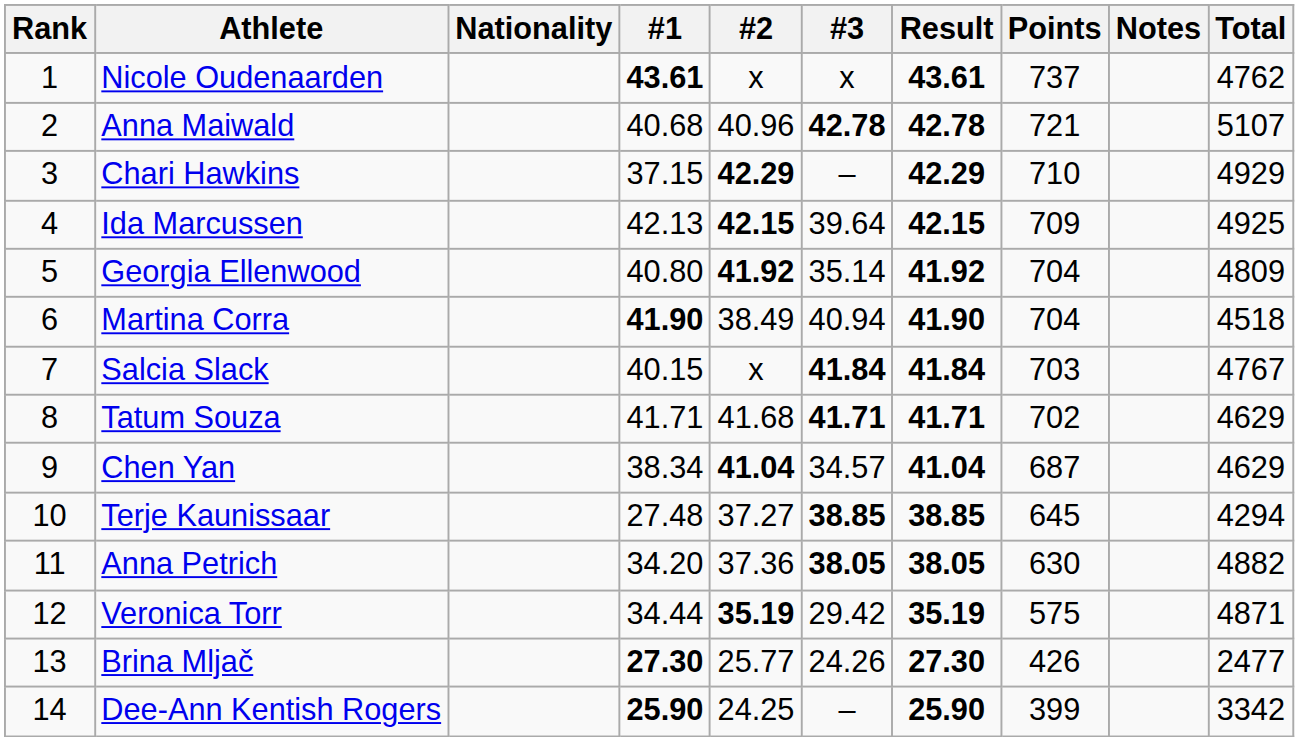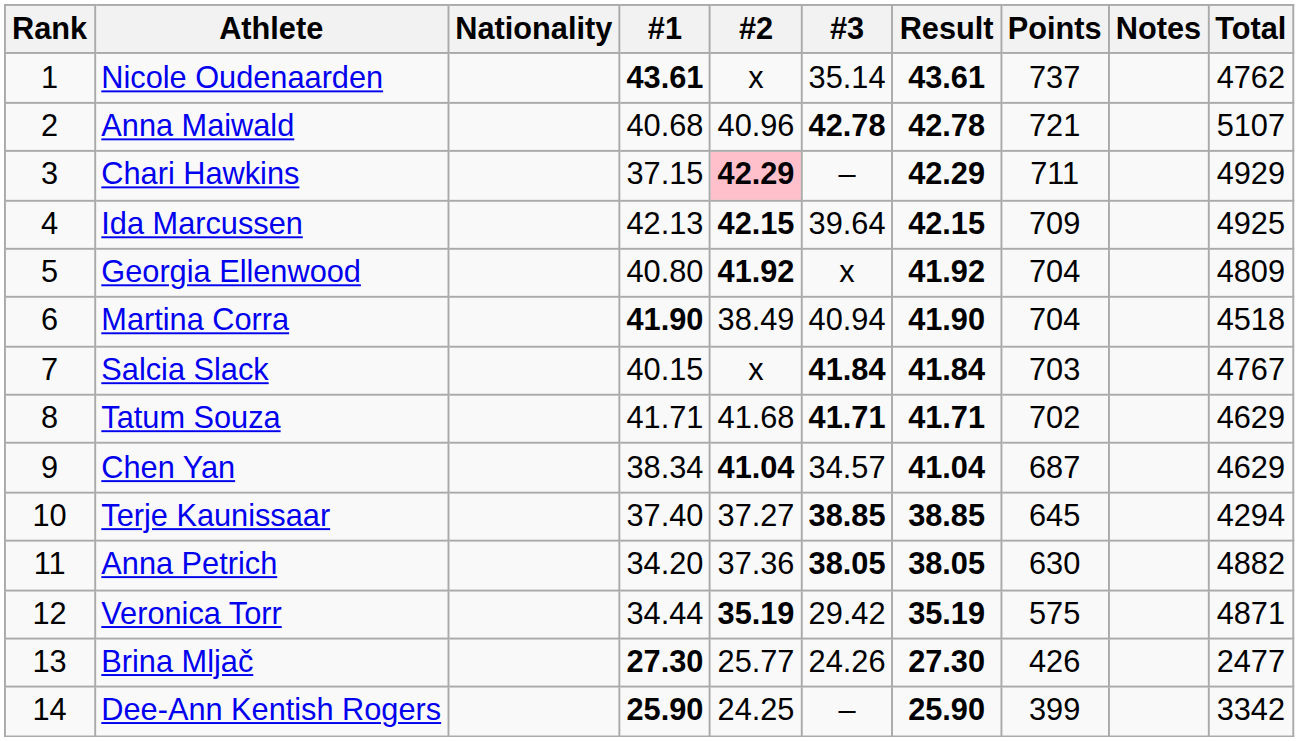(847, 77) x -> (847, 77) 35.14
(756, 175) no background -> (756, 175) pink background
(1055, 175) 710 -> (1055, 175) 711
(847, 272) 35.14 -> (847, 272) x
(665, 516) 27.48 -> (665, 516) 37.40
